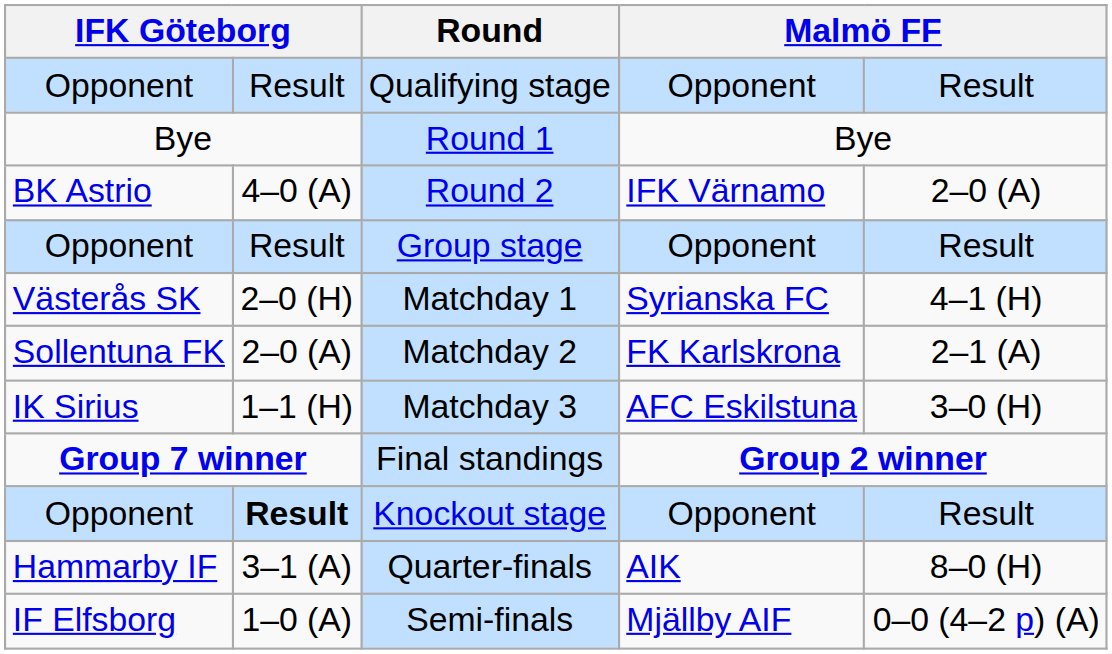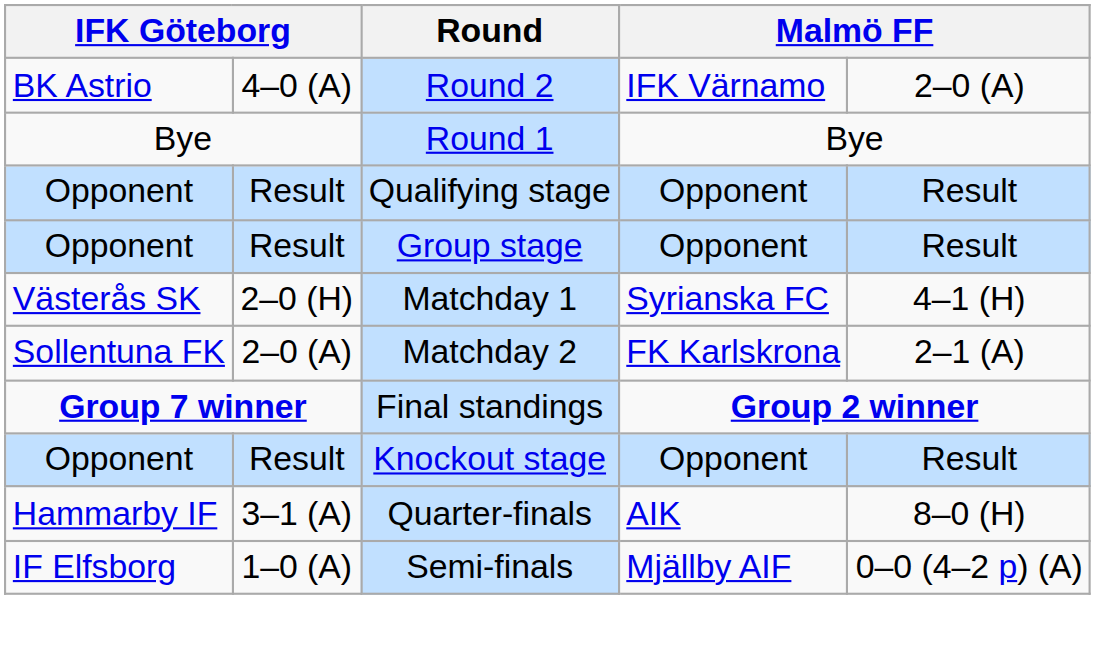rows swapped: (490, 84) <-> (490, 191)
- row: (490, 406)
(297, 513) bold -> (297, 459) normal
